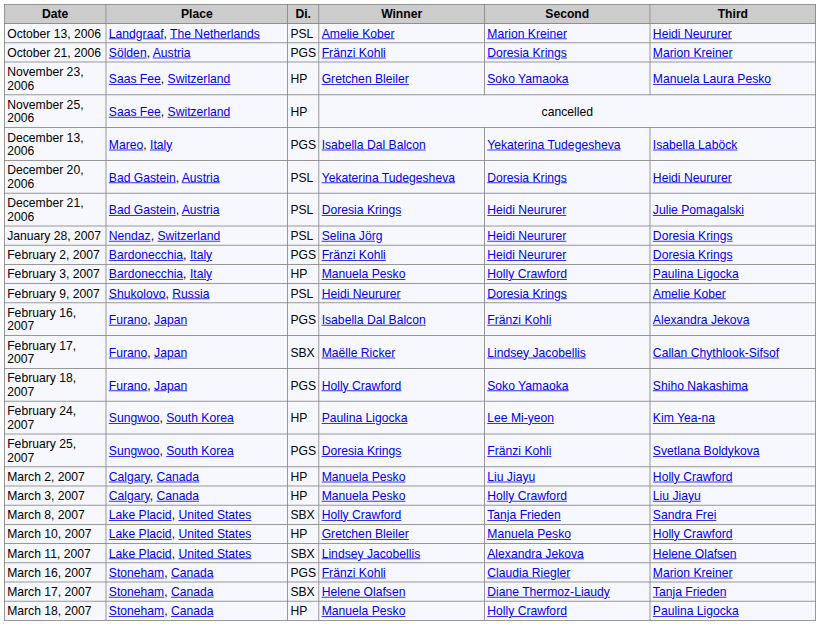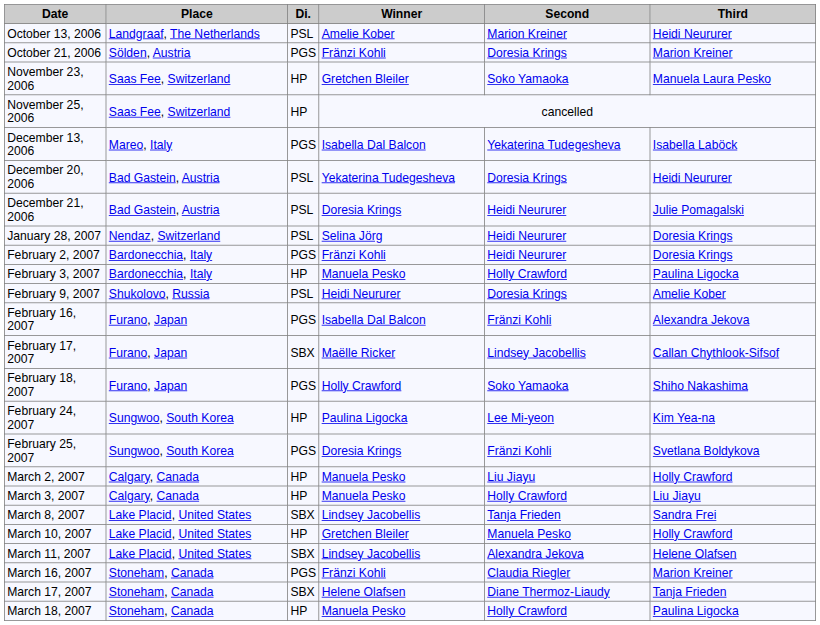(362, 515) Holly Crawford -> (371, 515) Lindsey Jacobellis
